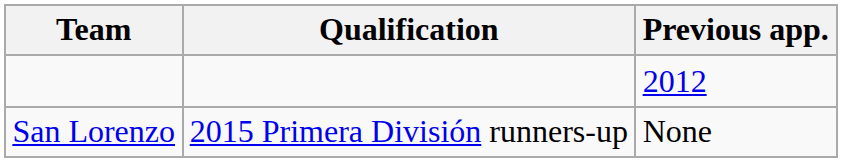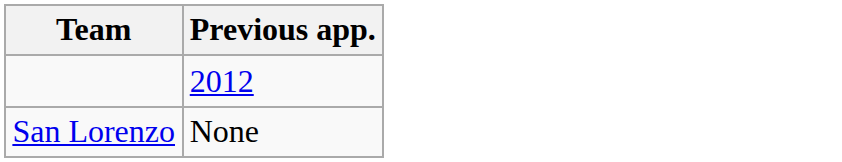- column: (409, 29)
